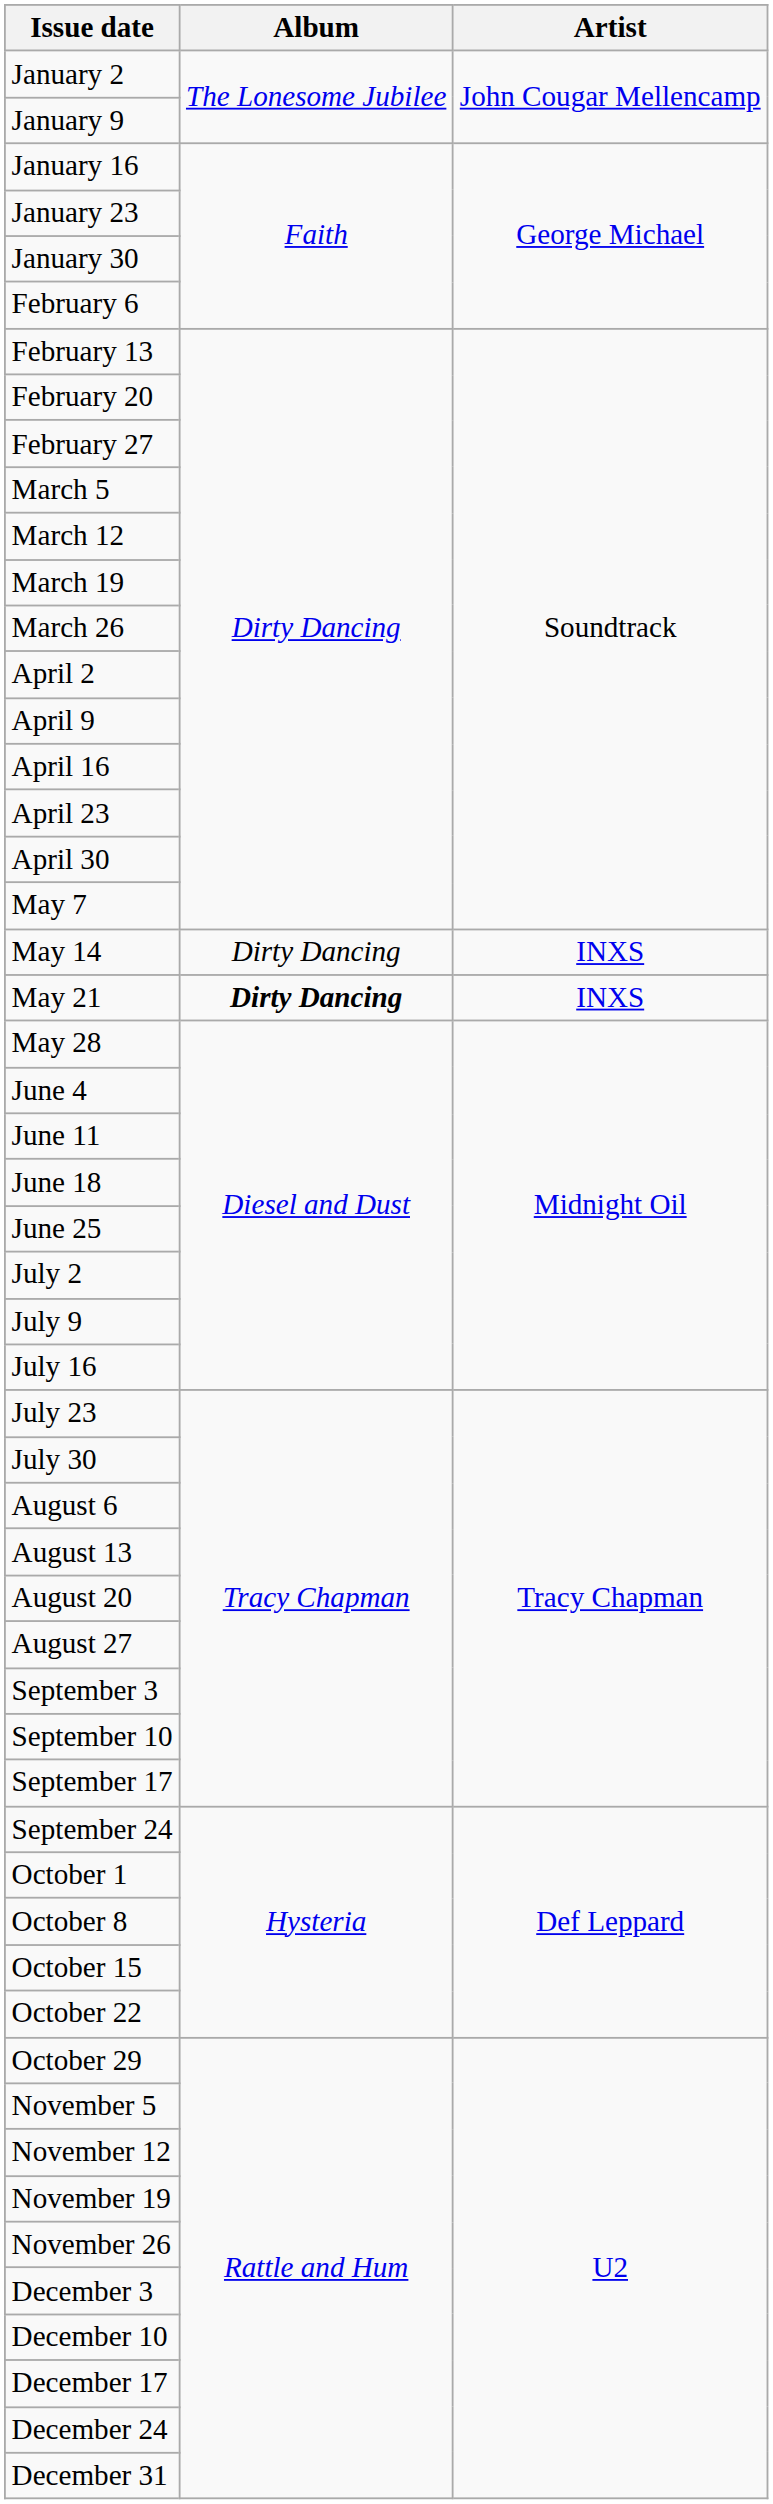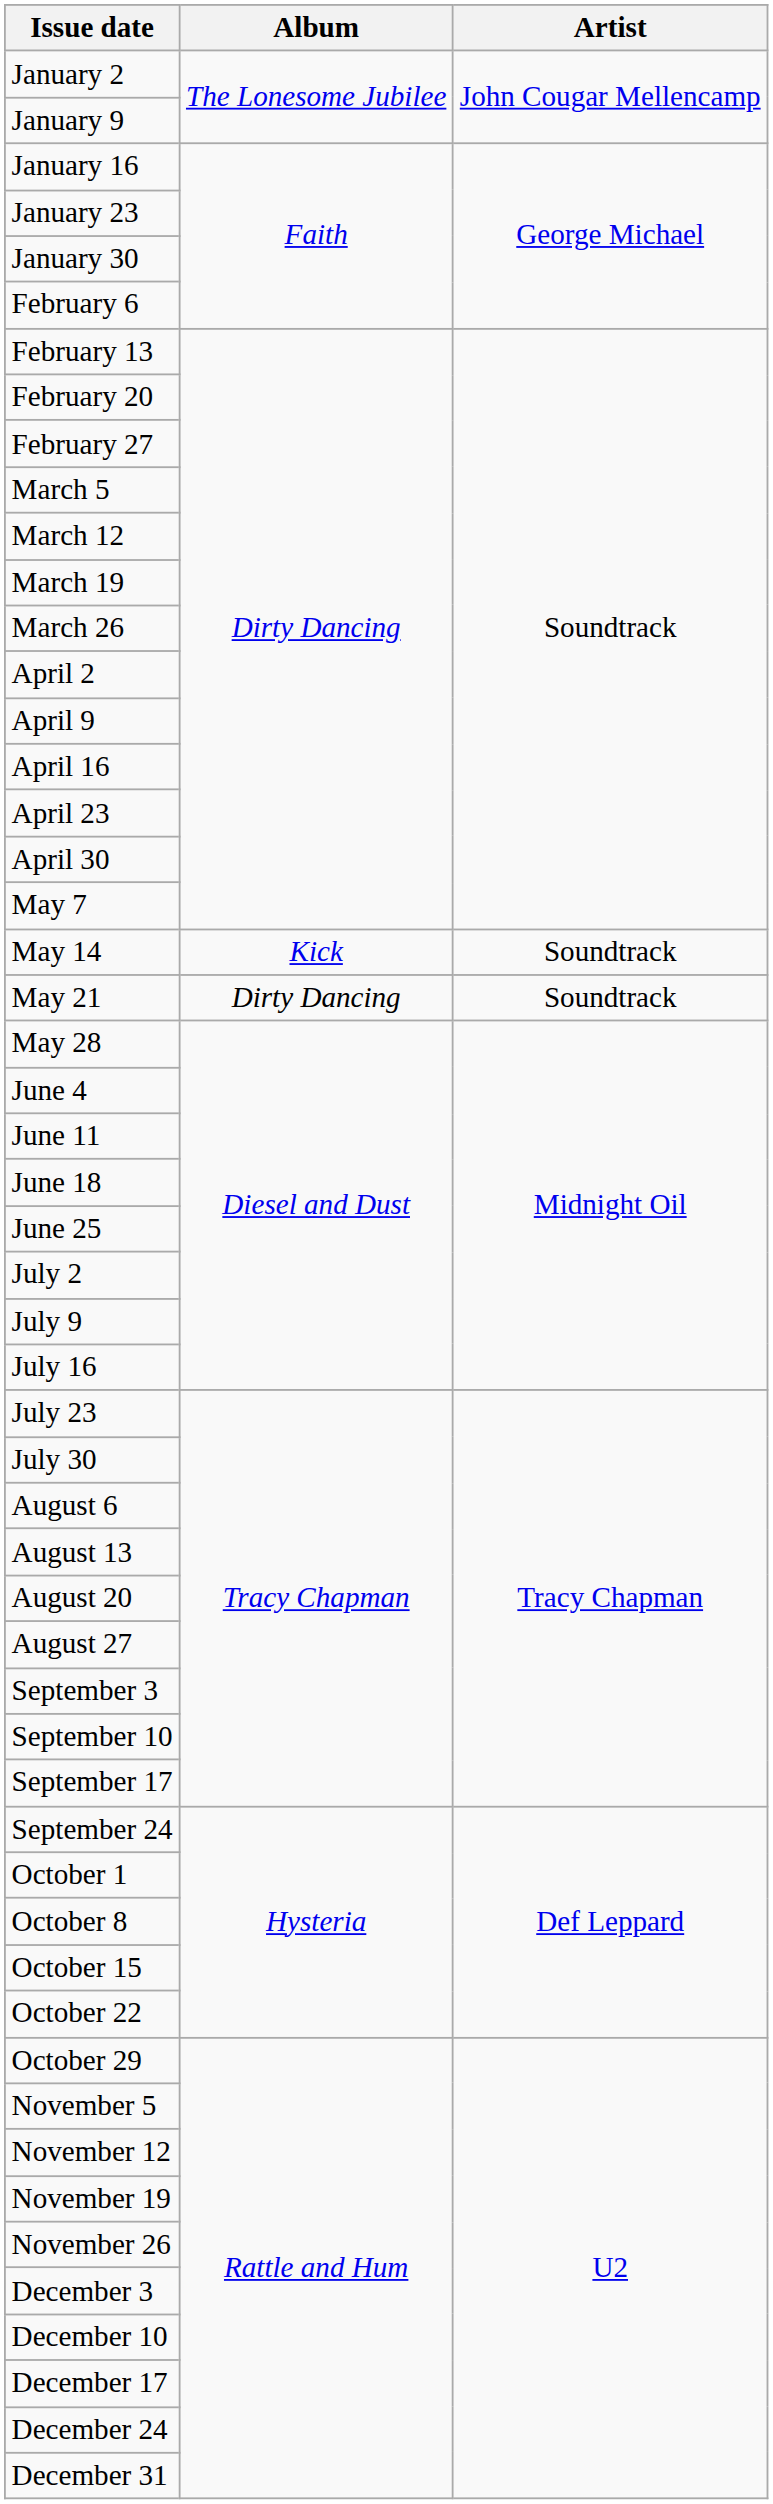(316, 951) Dirty Dancing -> (316, 951) Kick
(610, 951) INXS -> (610, 951) Soundtrack
(316, 997) bold -> (316, 997) normal
(610, 997) INXS -> (610, 997) Soundtrack
